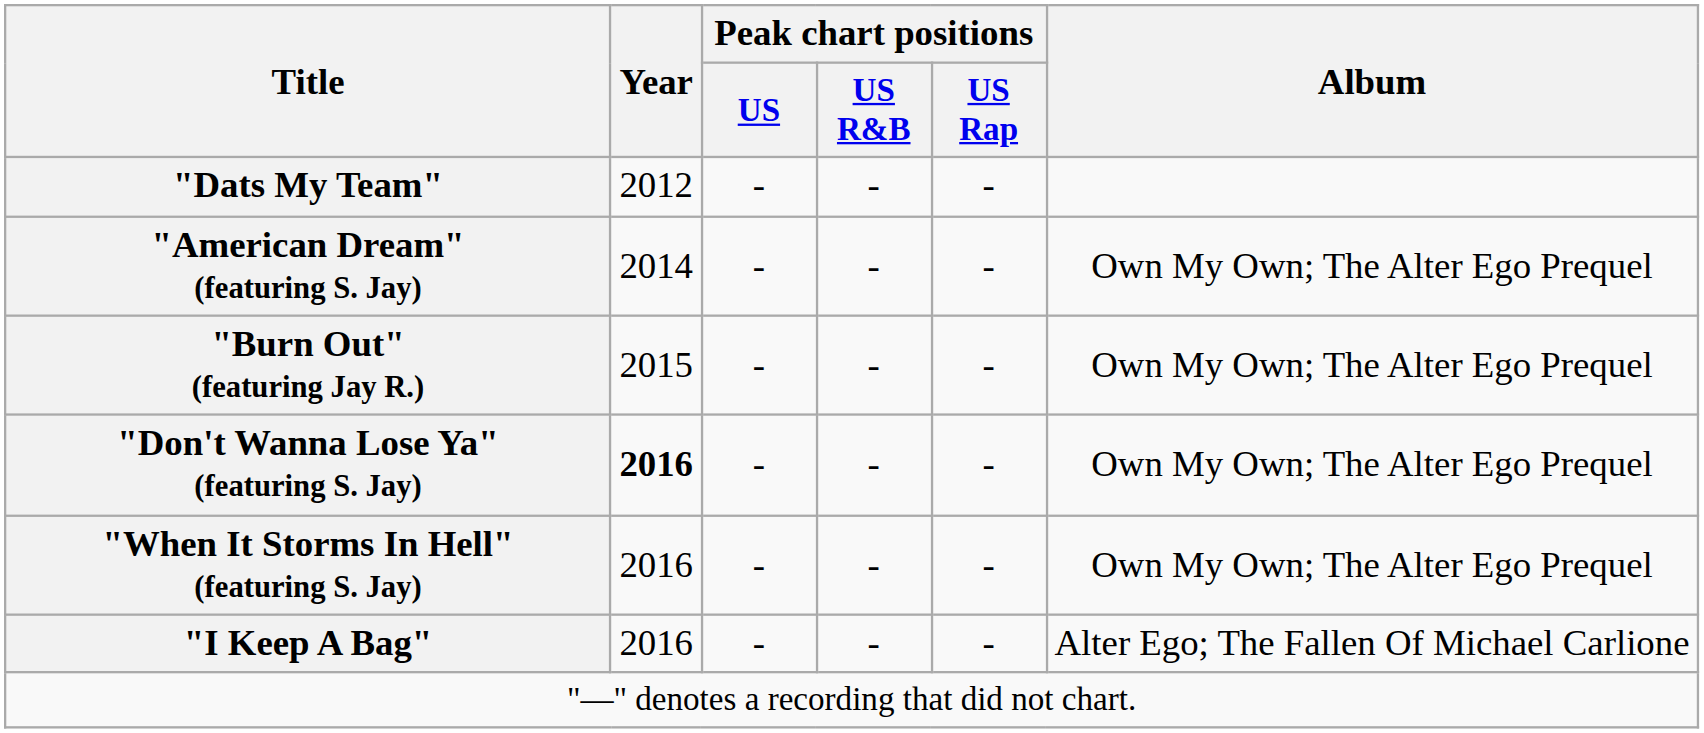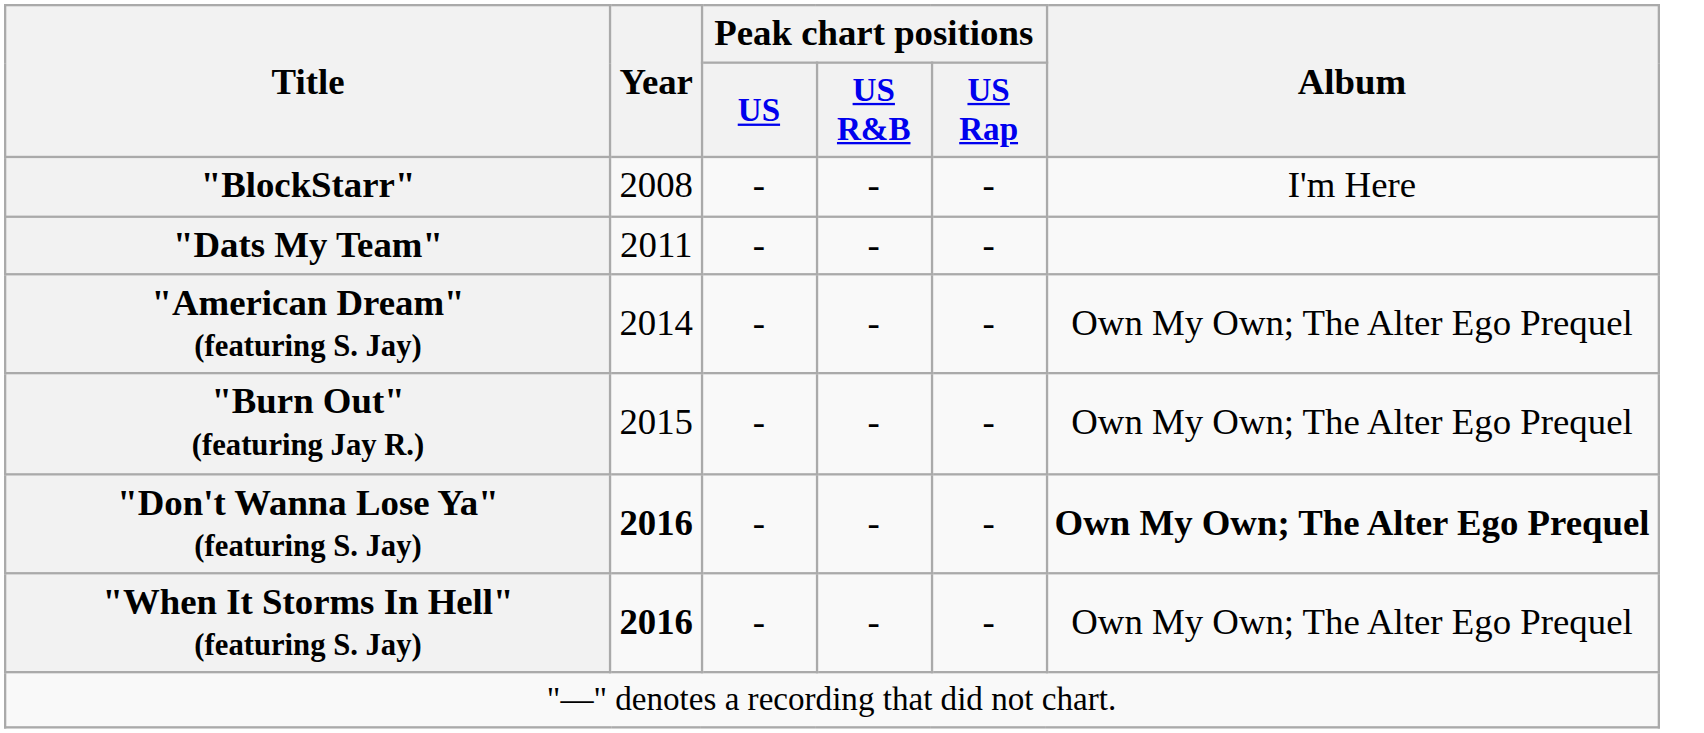+ row: (308, 185)
(656, 185) 2012 -> (656, 244) 2011
(1372, 464) normal -> (1352, 522) bold
(656, 564) normal -> (656, 622) bold
- row: (308, 643)
